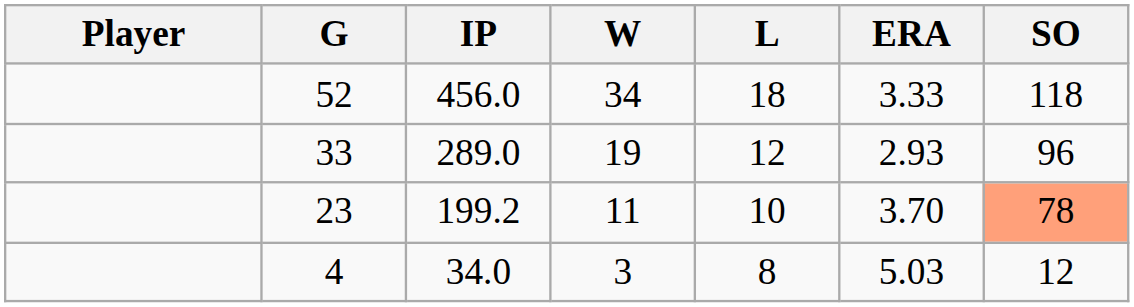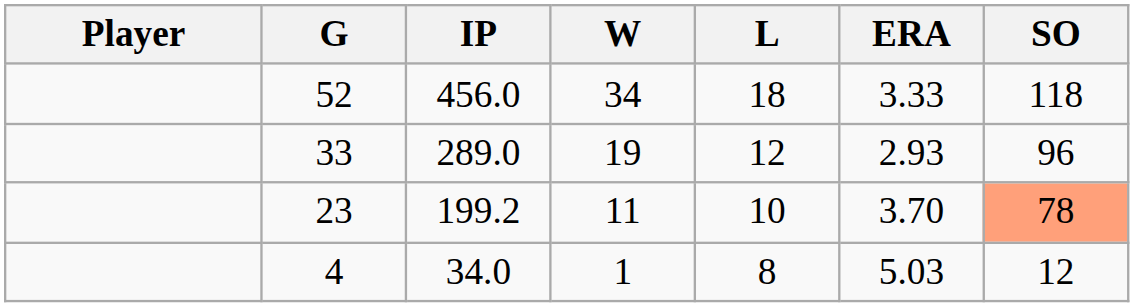(623, 270) 3 -> (623, 270) 1
